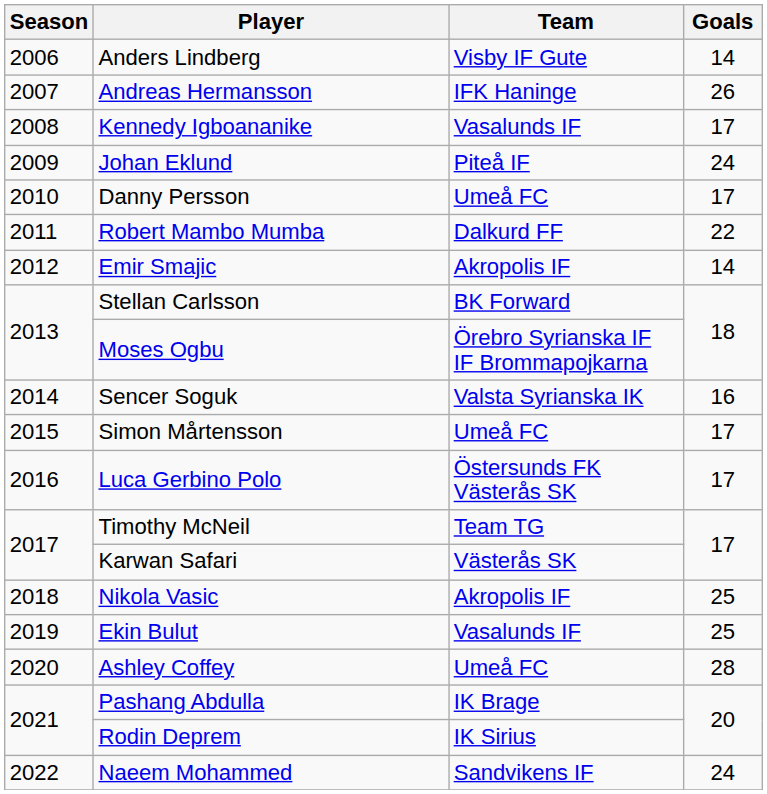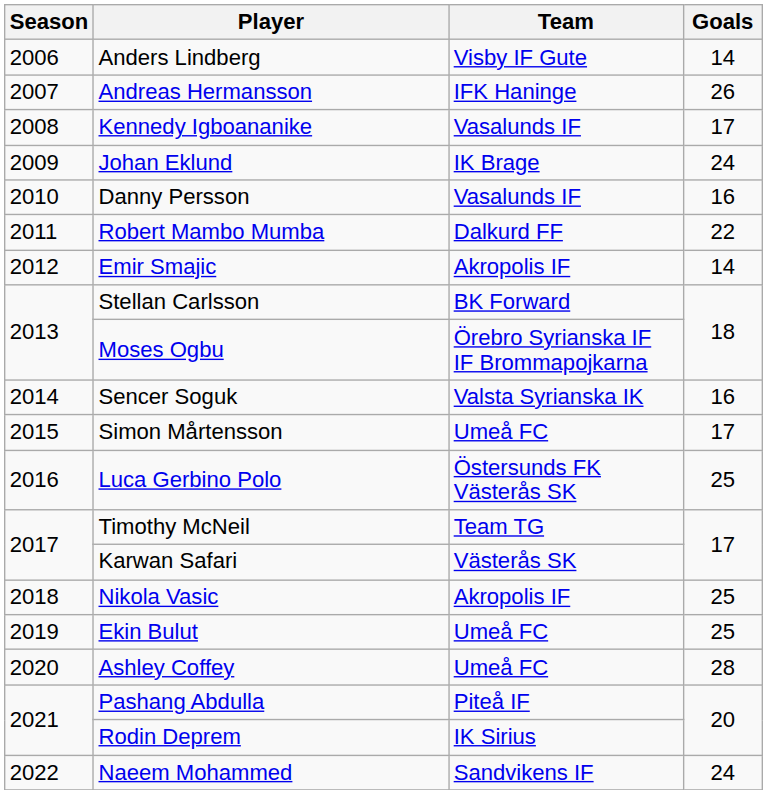(492, 162) Piteå IF -> (497, 162) IK Brage
(501, 197) Umeå FC -> (517, 197) Vasalunds IF
(723, 197) 17 -> (723, 197) 16
(723, 479) 17 -> (723, 479) 25
(517, 631) Vasalunds IF -> (501, 631) Umeå FC
(497, 702) IK Brage -> (492, 702) Piteå IF
